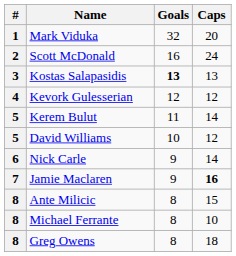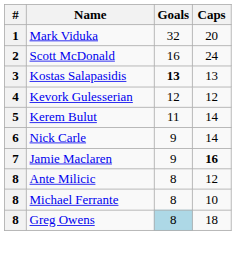- row: (70, 138)
(212, 199) 15 -> (212, 179) 12
(173, 240) no background -> (173, 220) lightblue background
